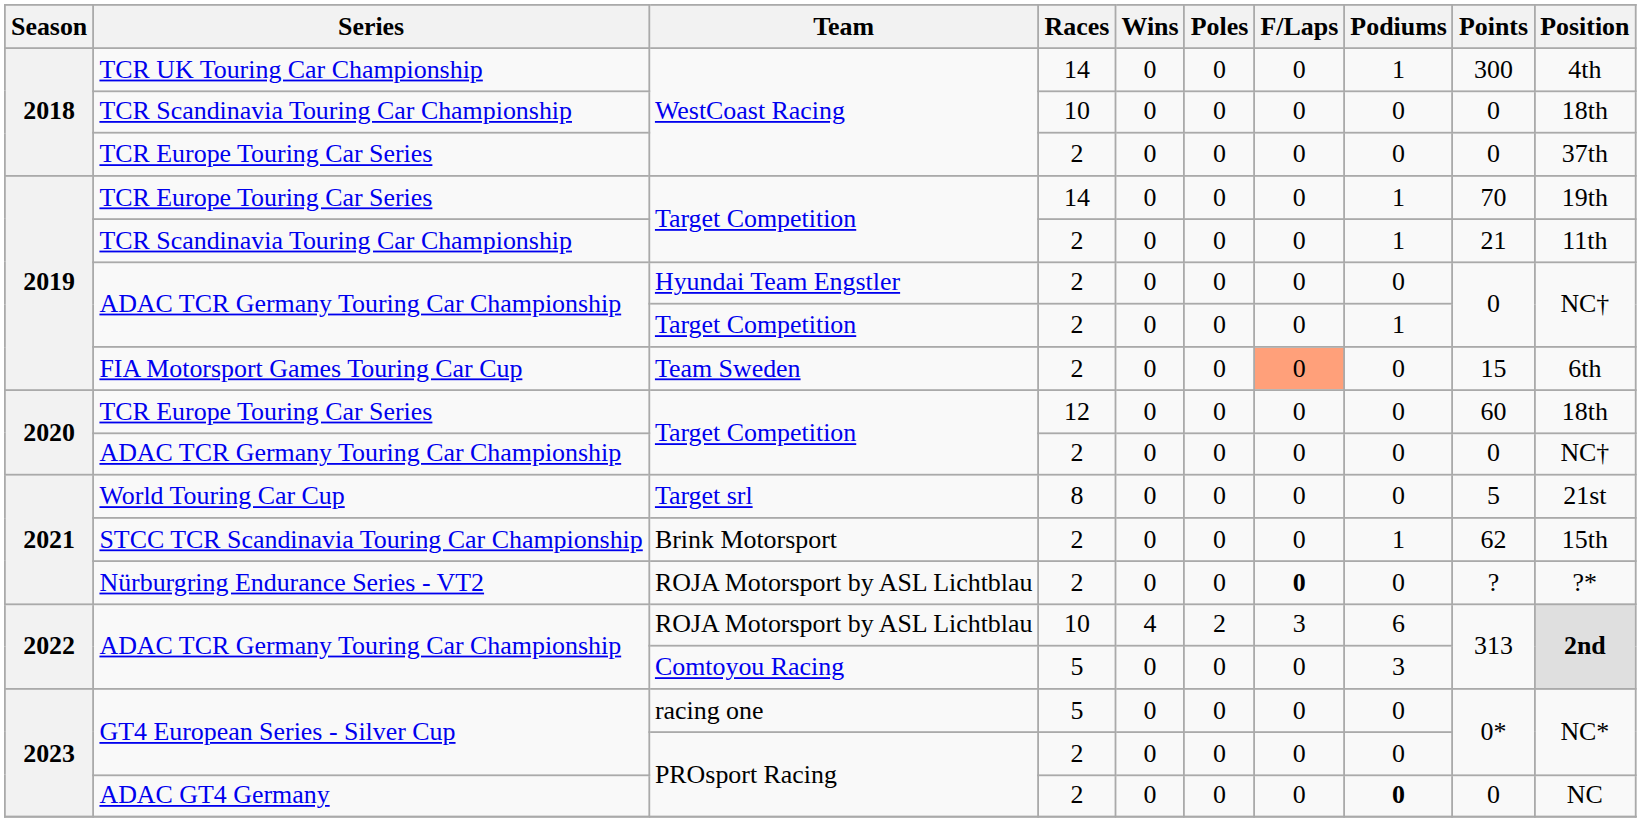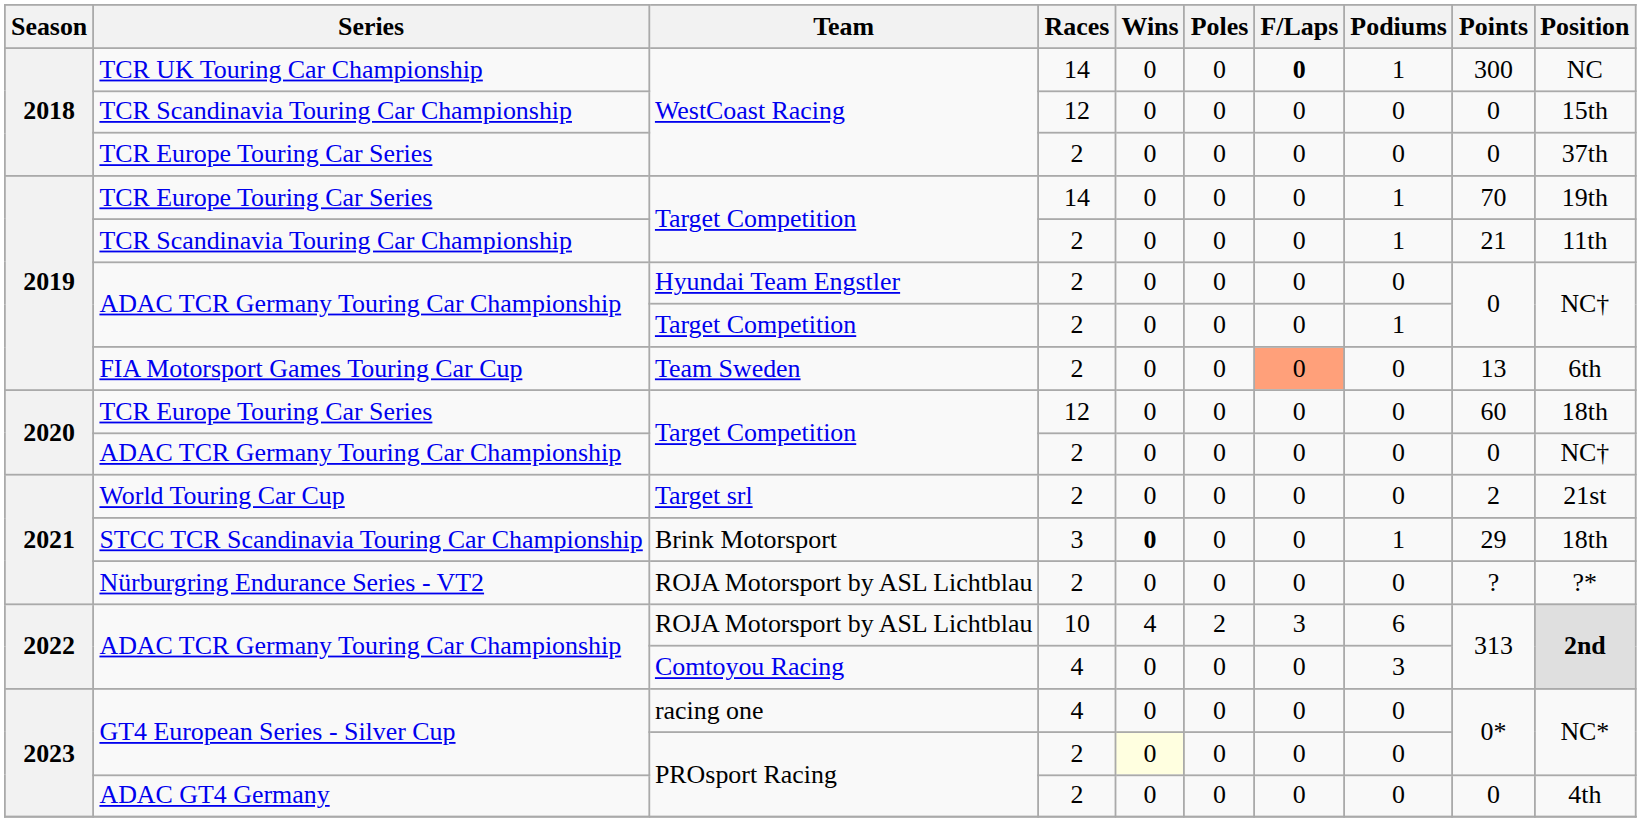(1299, 69) normal -> (1299, 69) bold
(1585, 69) 4th -> (1585, 69) NC
(1077, 111) 10 -> (1077, 111) 12
(1585, 111) 18th -> (1585, 111) 15th
(1494, 368) 15 -> (1494, 368) 13
(1077, 496) 8 -> (1077, 496) 2
(1494, 496) 5 -> (1494, 496) 2
(1077, 539) 2 -> (1077, 539) 3
(1150, 539) normal -> (1150, 539) bold
(1494, 539) 62 -> (1494, 539) 29
(1585, 539) 15th -> (1585, 539) 18th
(1299, 582) bold -> (1299, 582) normal
(1077, 667) 5 -> (1077, 667) 4
(1077, 710) 5 -> (1077, 710) 4
(1150, 753) no background -> (1150, 753) lightyellow background
(1399, 795) bold -> (1399, 795) normal
(1585, 795) NC -> (1585, 795) 4th
